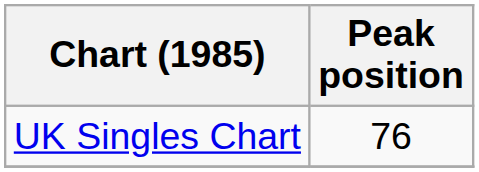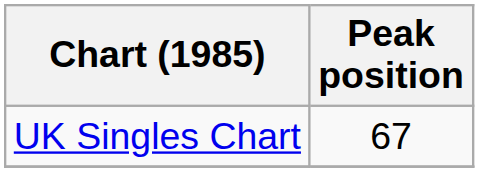(391, 135) 76 -> (391, 135) 67
